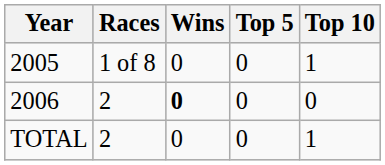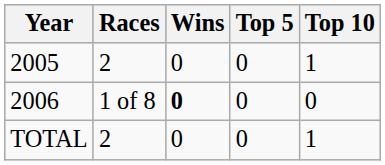(127, 62) 1 of 8 -> (105, 62) 2
(105, 100) 2 -> (127, 100) 1 of 8
